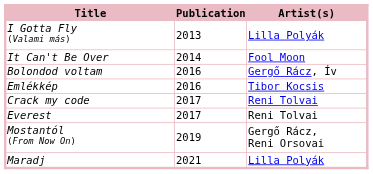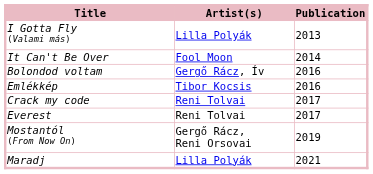columns swapped: (307, 13) <-> (211, 13)
